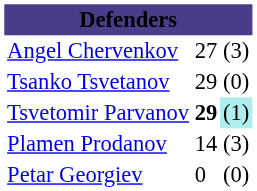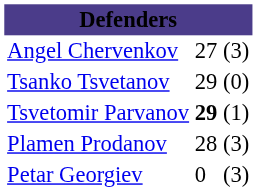(236, 112) paleturquoise background -> (236, 112) no background
(206, 143) 14 -> (206, 143) 28
(236, 174) (0) -> (236, 174) (3)
